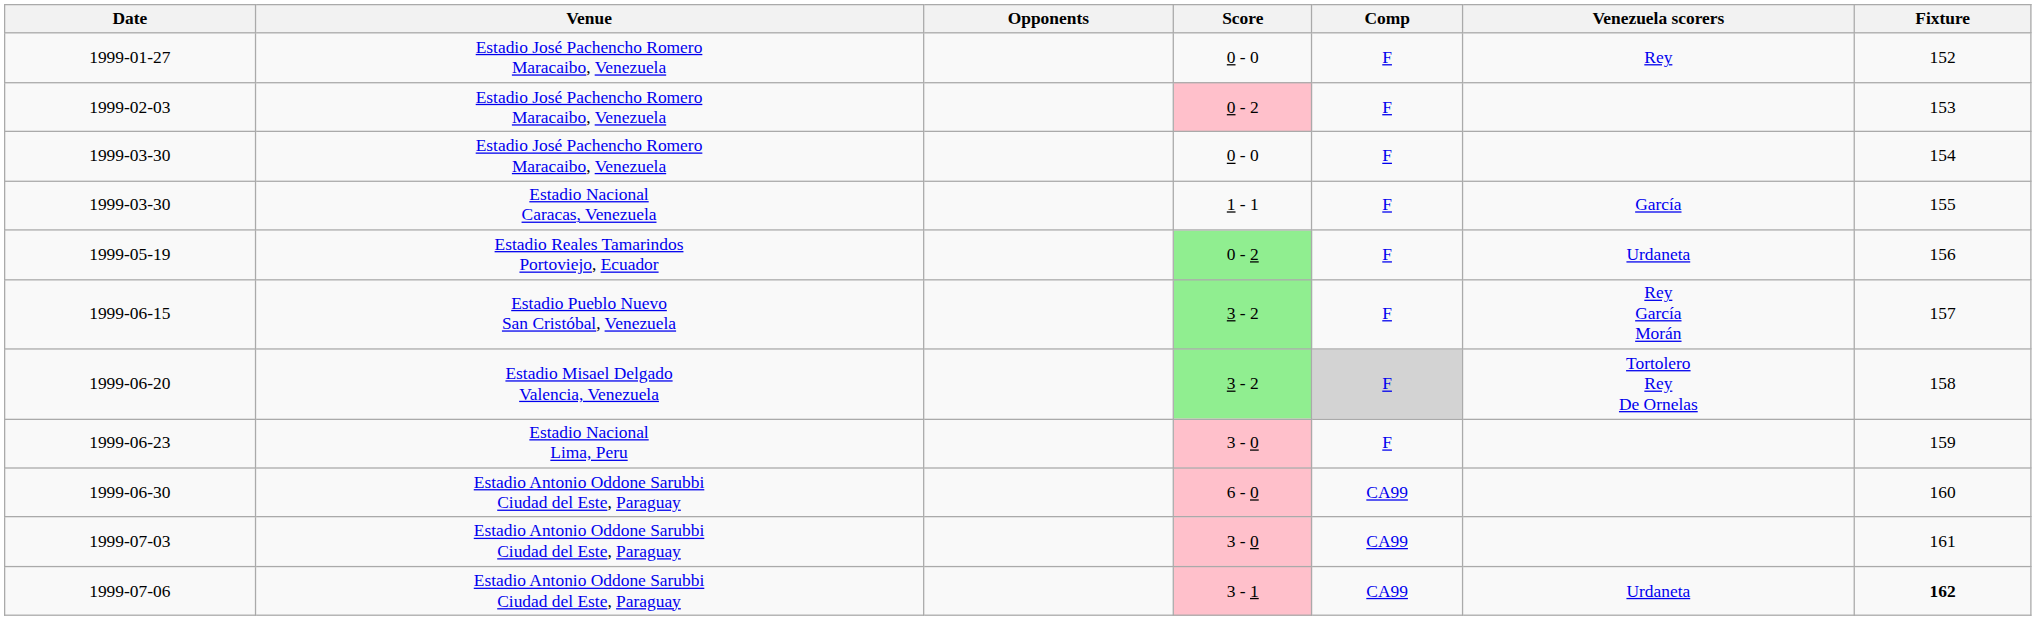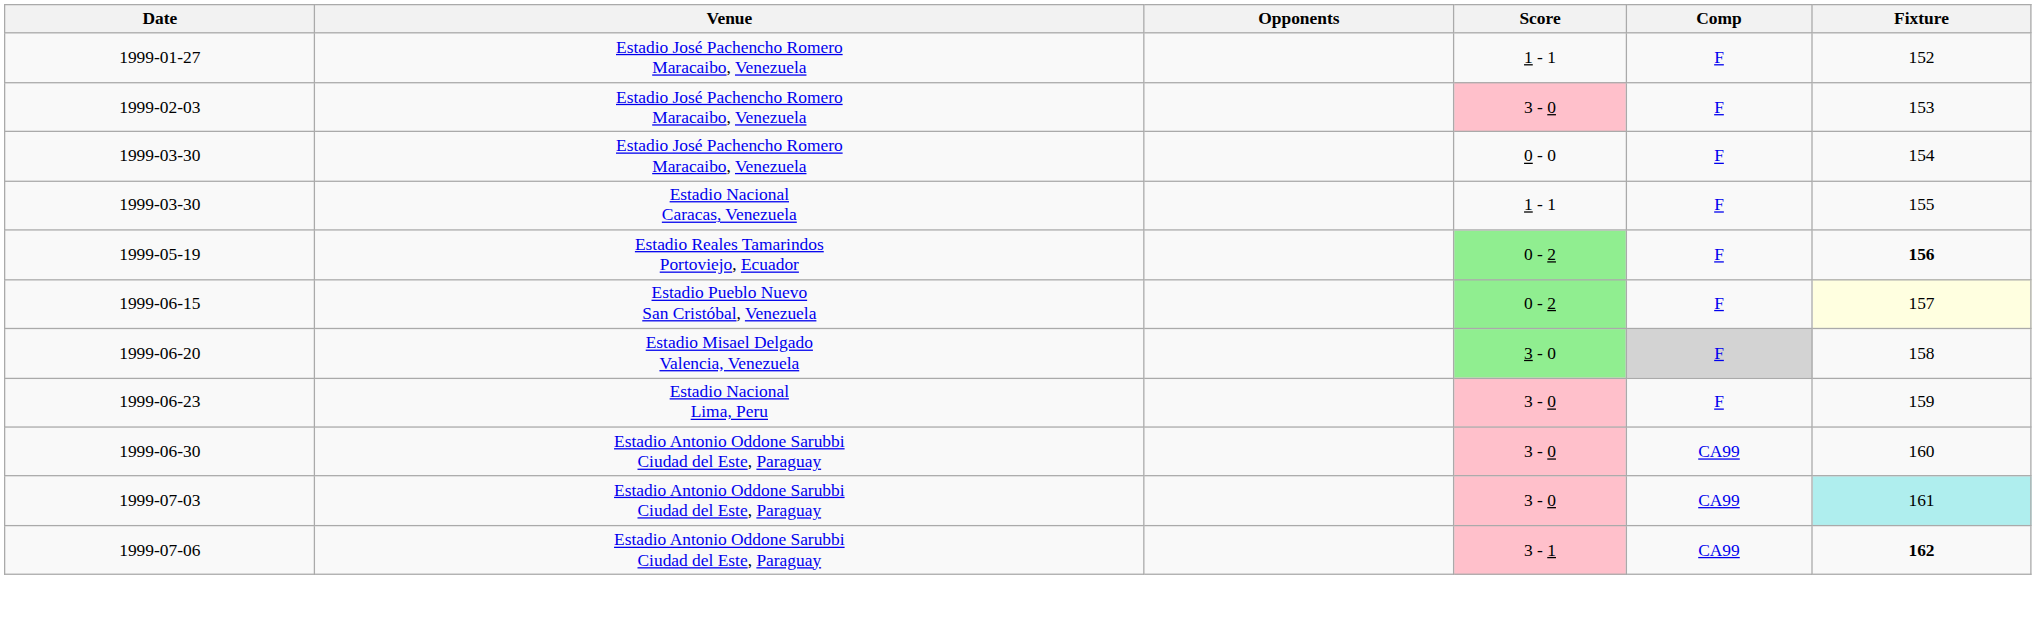- column: (1658, 18)
(1243, 57) 0 - 0 -> (1540, 57) 1 - 1
(1243, 106) 0 - 2 -> (1540, 106) 3 - 0
(1943, 254) normal -> (1922, 254) bold
(1243, 313) 3 - 2 -> (1540, 303) 0 - 2
(1943, 313) no background -> (1922, 303) lightyellow background
(1243, 383) 3 - 2 -> (1540, 352) 3 - 0
(1243, 491) 6 - 0 -> (1540, 451) 3 - 0
(1943, 541) no background -> (1922, 500) paleturquoise background
